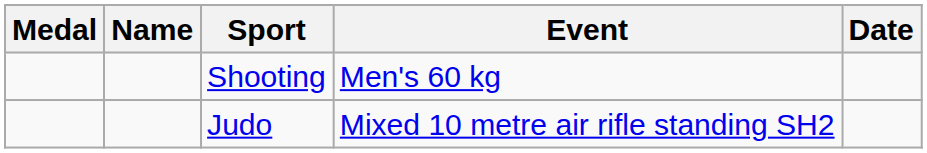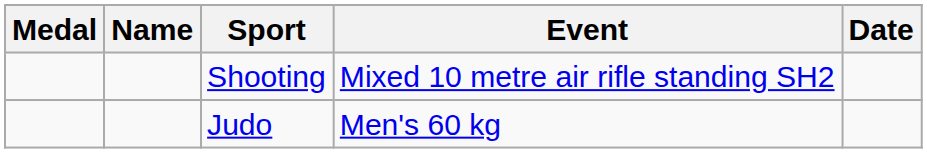(420, 77) Men's 60 kg -> (587, 77) Mixed 10 metre air rifle standing SH2
(587, 124) Mixed 10 metre air rifle standing SH2 -> (420, 124) Men's 60 kg
